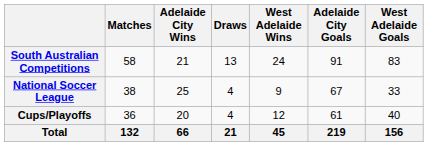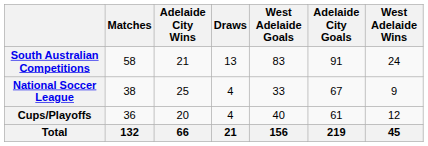columns swapped: (279, 25) <-> (394, 25)
